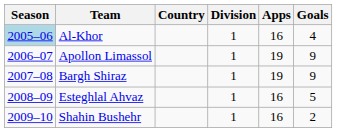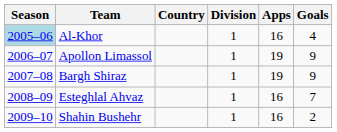(313, 96) 5 -> (313, 96) 7
